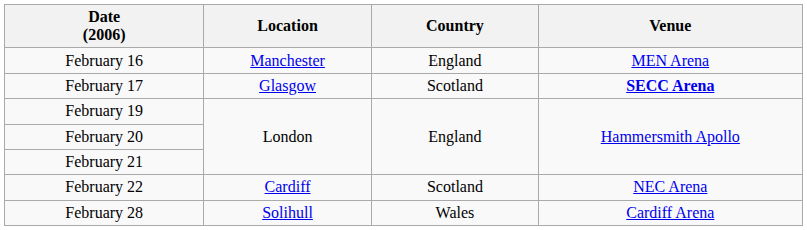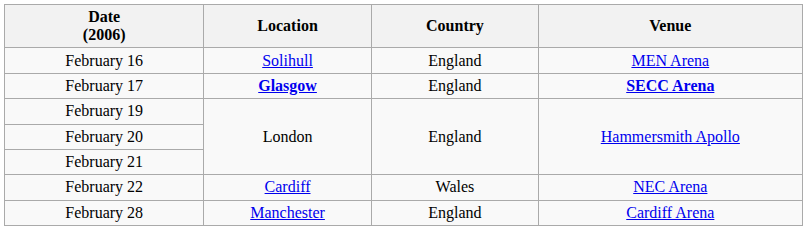(288, 60) Manchester -> (288, 60) Solihull
(288, 85) normal -> (288, 85) bold
(455, 85) Scotland -> (455, 85) England
(455, 187) Scotland -> (455, 187) Wales
(288, 212) Solihull -> (288, 212) Manchester
(455, 212) Wales -> (455, 212) England
